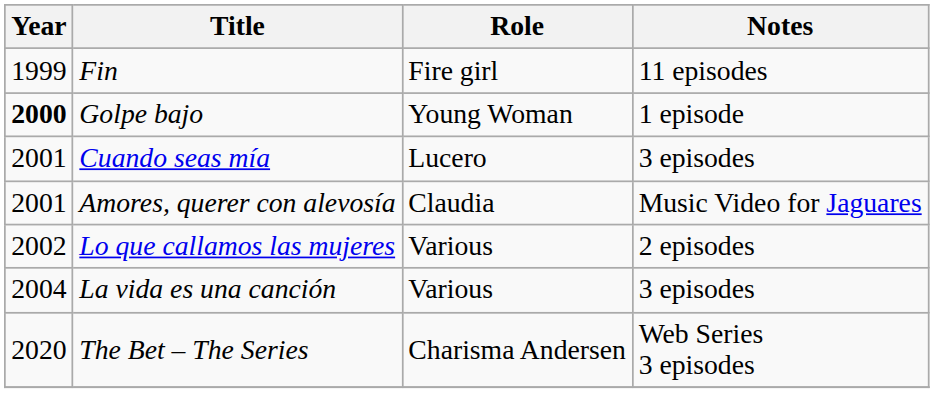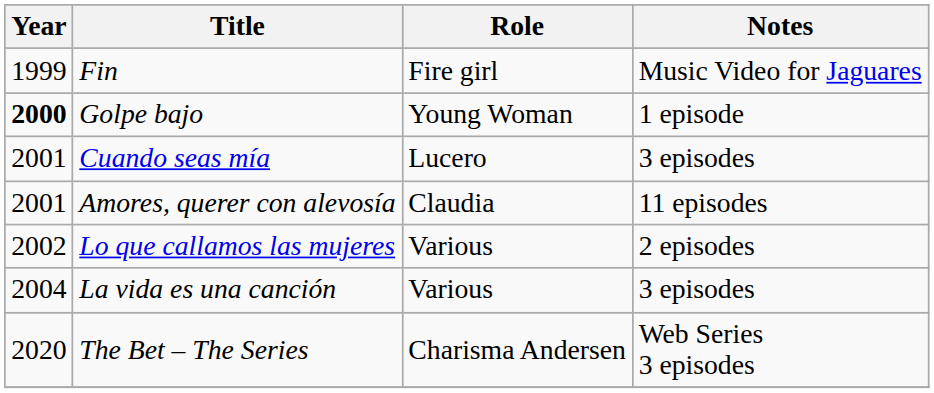(703, 70) 11 episodes -> (780, 70) Music Video for Jaguares
(780, 202) Music Video for Jaguares -> (703, 202) 11 episodes
